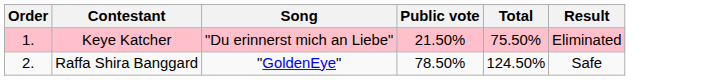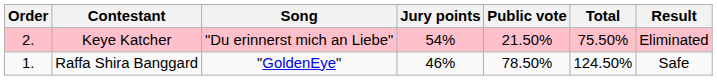+ column: (440, 16)
(28, 39) 1. -> (28, 39) 2.
(28, 63) 2. -> (28, 63) 1.
